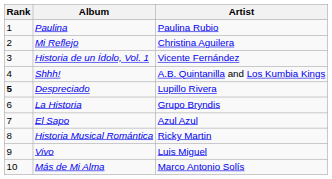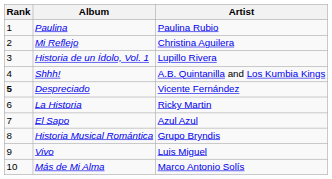(199, 58) Vicente Fernández -> (187, 58) Lupillo Rivera
(187, 89) Lupillo Rivera -> (199, 89) Vicente Fernández
(189, 105) Grupo Bryndis -> (185, 105) Ricky Martin
(185, 136) Ricky Martin -> (189, 136) Grupo Bryndis
